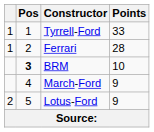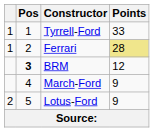(119, 48) no background -> (119, 48) khaki background
(119, 66) 10 -> (119, 66) 12
